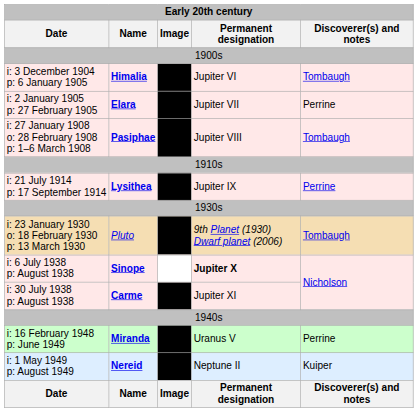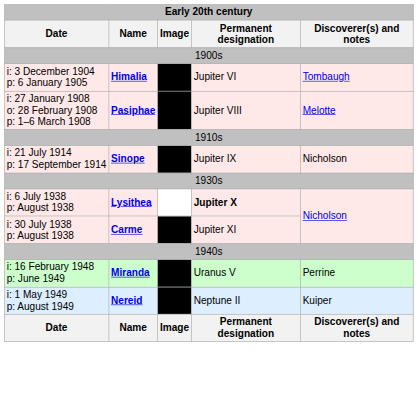- row: (52, 104)
(326, 137) Tombaugh -> (319, 110) Melotte
(131, 186) Lysithea -> (128, 159) Sinope
(319, 186) Perrine -> (325, 159) Nicholson
- row: (52, 235)
(128, 268) Sinope -> (131, 202) Lysithea
